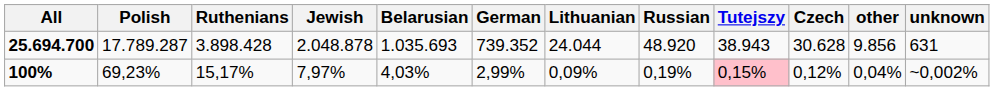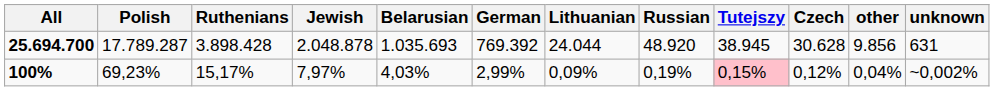(507, 45) 739.352 -> (507, 45) 769.392
(744, 45) 38.943 -> (744, 45) 38.945
